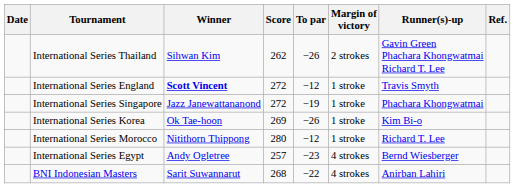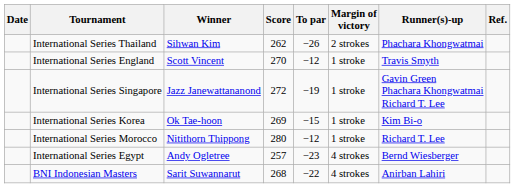(433, 56) Gavin Green Phachara Khongwatmai Richard T. Lee -> (433, 43) Phachara Khongwatmai
(197, 86) bold -> (195, 61) normal
(278, 86) 272 -> (278, 61) 270
(433, 103) Phachara Khongwatmai -> (433, 91) Gavin Green Phachara Khongwatmai Richard T. Lee
(311, 121) −26 -> (311, 121) −15
